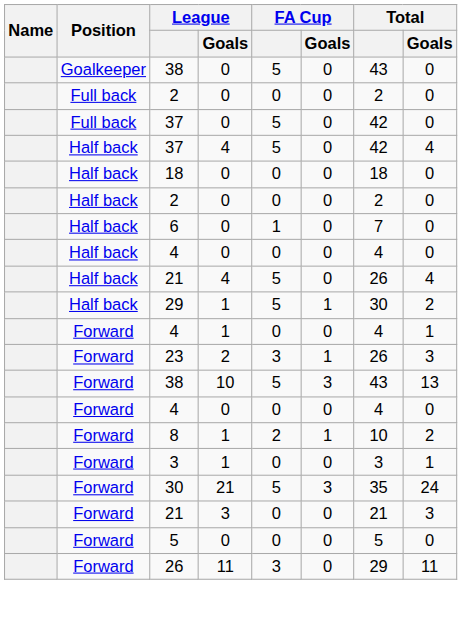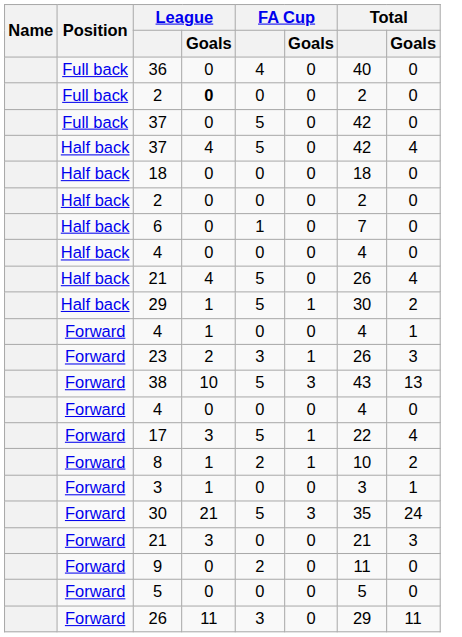- row: (103, 69)
+ row: (95, 69)
(225, 95) normal -> (209, 95) bold
+ row: (95, 435)
+ row: (95, 566)
